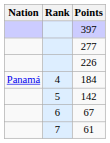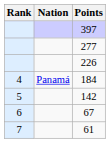columns swapped: (57, 12) <-> (23, 12)
